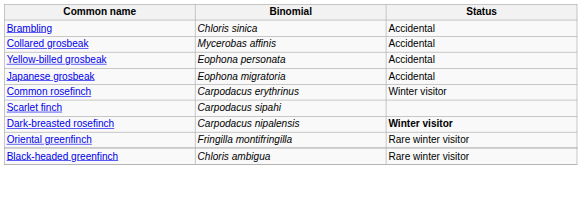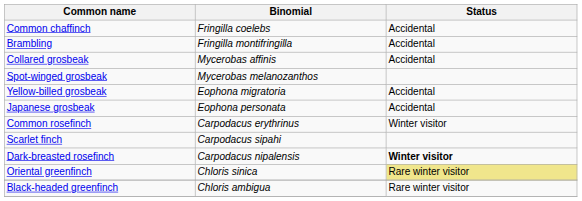+ row: (49, 28)
(228, 28) Chloris sinica -> (245, 44) Fringilla montifringilla
+ row: (57, 76)
(242, 60) Eophona personata -> (242, 92) Eophona migratoria
(242, 76) Eophona migratoria -> (242, 108) Eophona personata
(245, 140) Fringilla montifringilla -> (228, 172) Chloris sinica
(429, 140) no background -> (429, 172) khaki background
